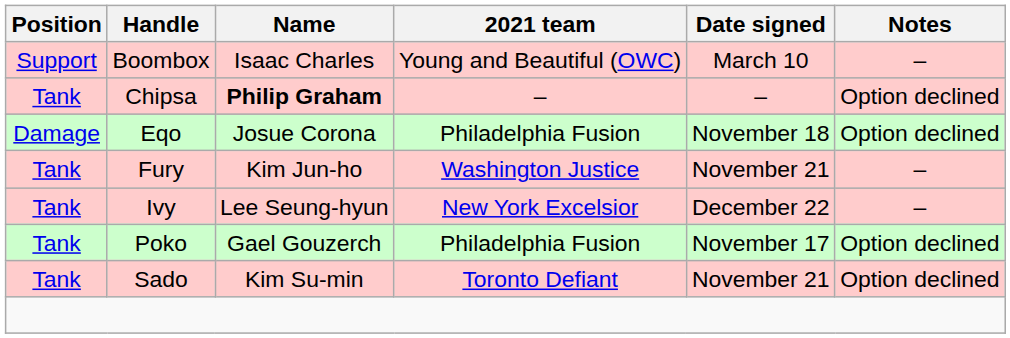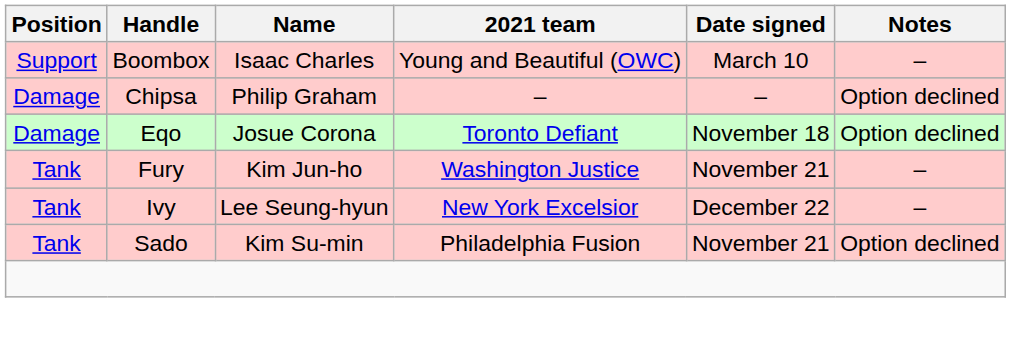(57, 97) Tank -> (57, 97) Damage
(304, 97) bold -> (304, 97) normal
(540, 133) Philadelphia Fusion -> (540, 133) Toronto Defiant
- row: (161, 242)
(540, 278) Toronto Defiant -> (540, 242) Philadelphia Fusion
